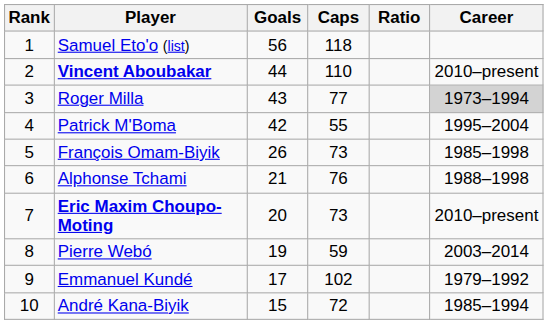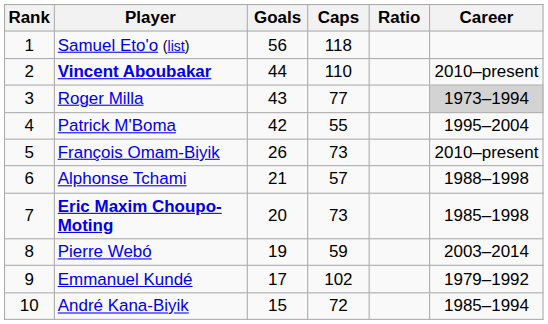(486, 152) 1985–1998 -> (486, 152) 2010–present
(338, 179) 76 -> (338, 179) 57
(486, 215) 2010–present -> (486, 215) 1985–1998
